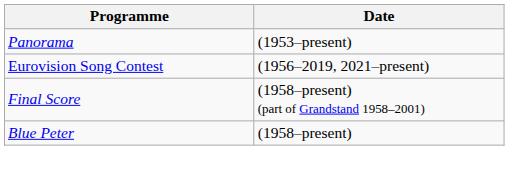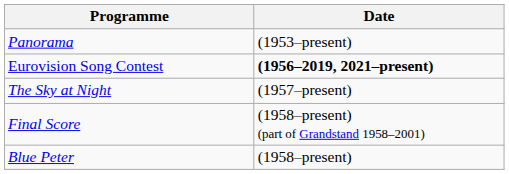(343, 66) normal -> (346, 66) bold
+ row: (60, 90)
